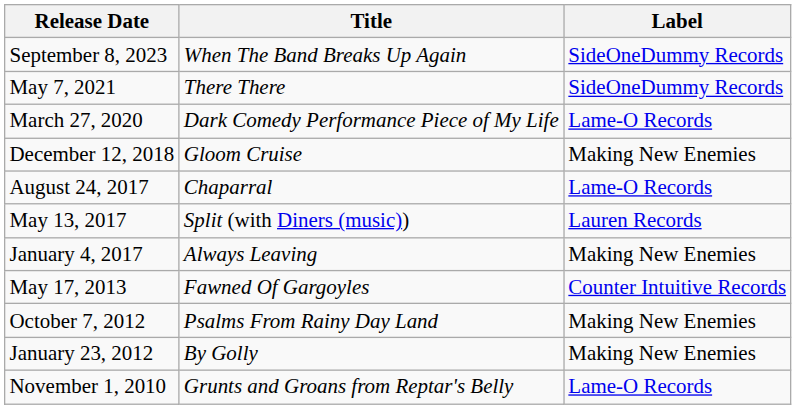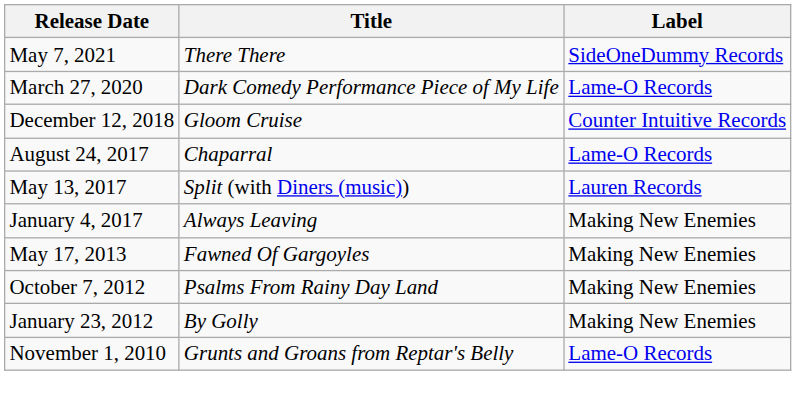- row: (88, 54)
(662, 154) Making New Enemies -> (677, 120) Counter Intuitive Records
(677, 287) Counter Intuitive Records -> (662, 253) Making New Enemies
